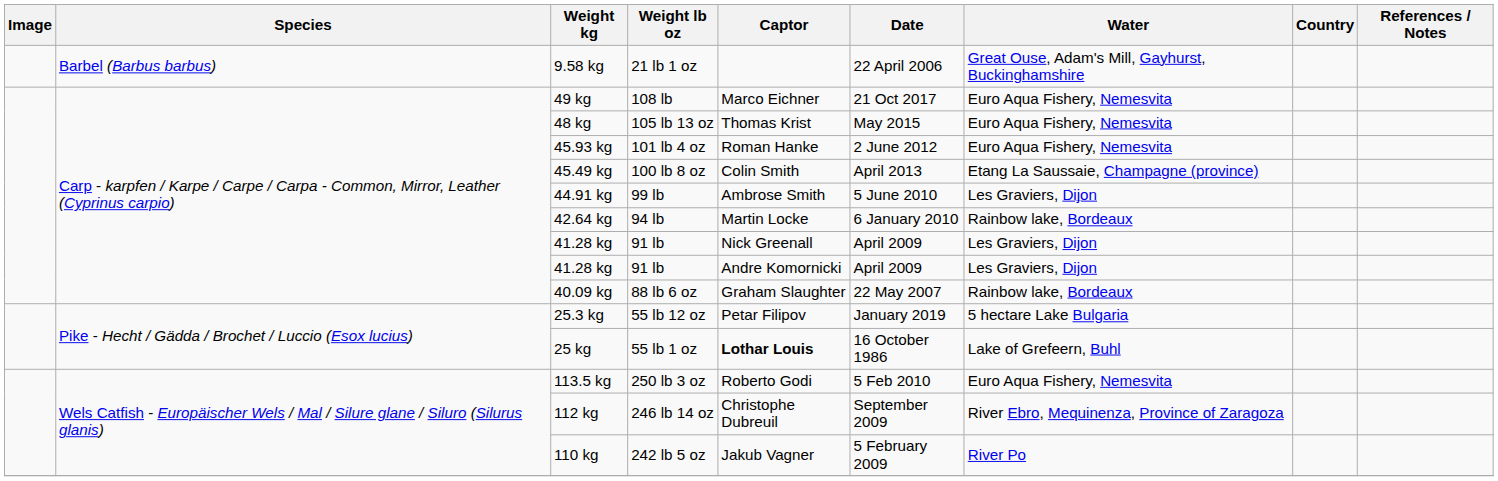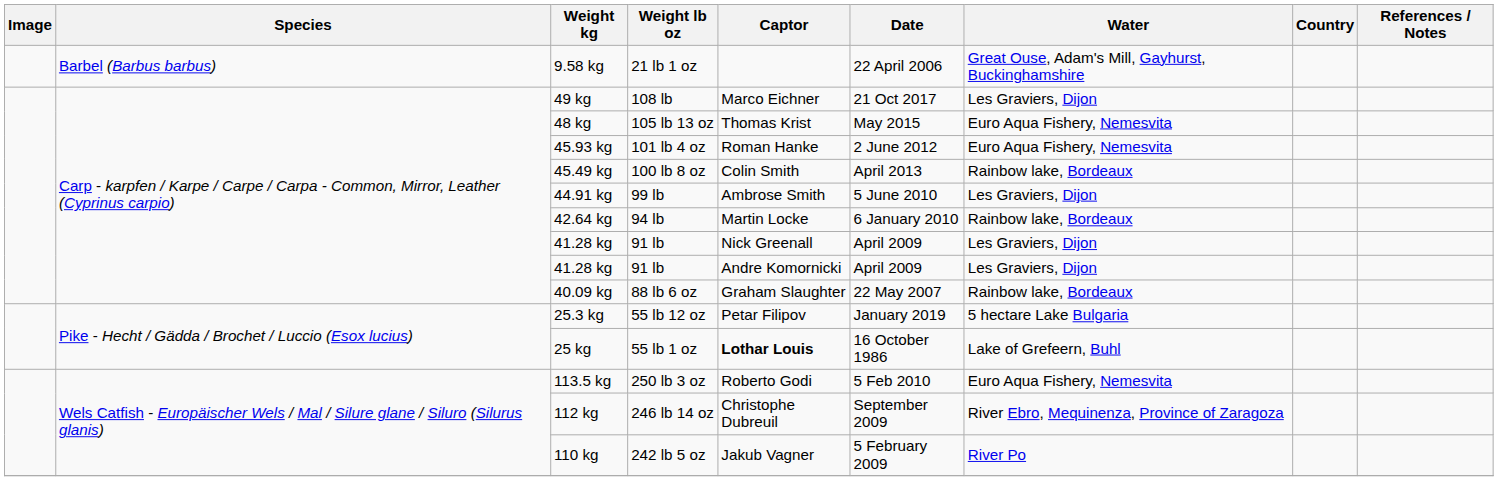(1070, 98) Euro Aqua Fishery, Nemesvita -> (1032, 98) Les Graviers, Dijon
(1113, 171) Etang La Saussaie, Champagne (province) -> (1050, 171) Rainbow lake, Bordeaux
